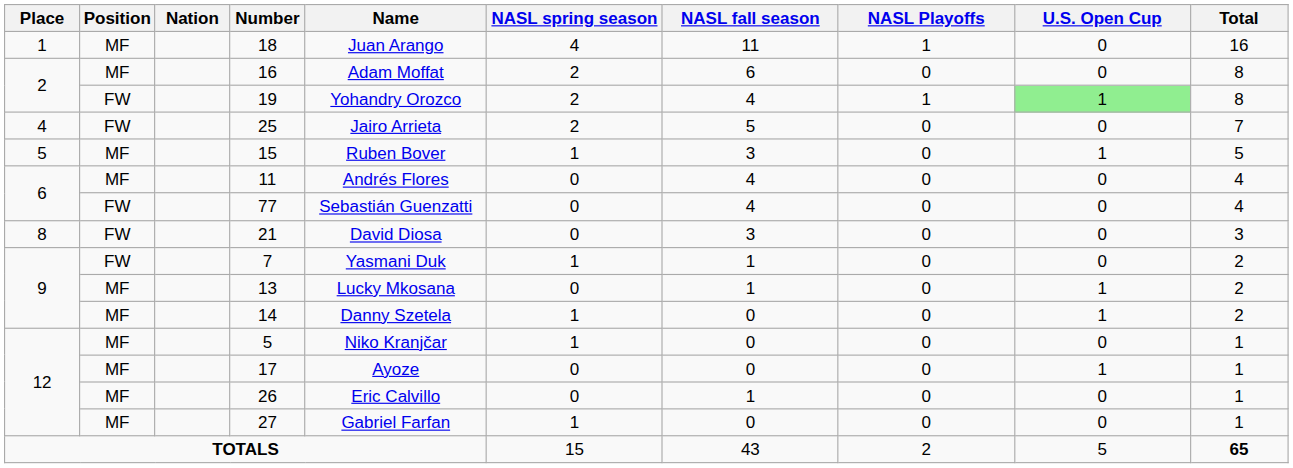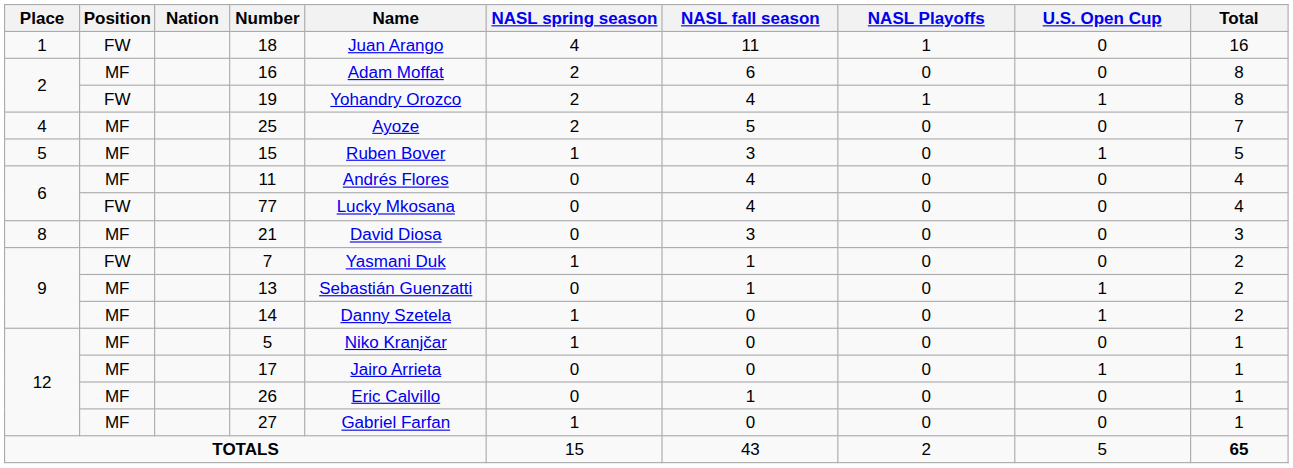(117, 45) MF -> (117, 45) FW
(1102, 99) lightgreen background -> (1102, 99) no background
(117, 126) FW -> (117, 126) MF
(396, 126) Jairo Arrieta -> (396, 126) Ayoze
(396, 207) Sebastián Guenzatti -> (396, 207) Lucky Mkosana
(117, 234) FW -> (117, 234) MF
(396, 288) Lucky Mkosana -> (396, 288) Sebastián Guenzatti
(396, 369) Ayoze -> (396, 369) Jairo Arrieta
